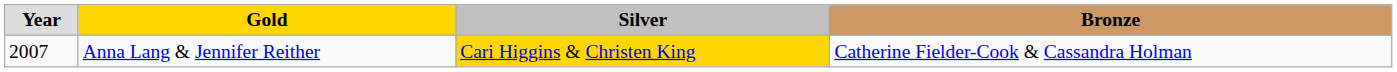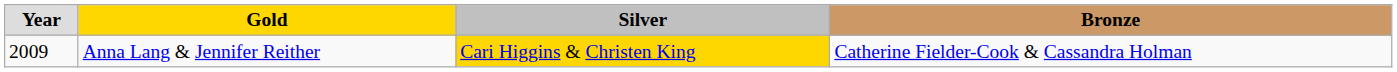(29, 50) 2007 -> (29, 50) 2009
